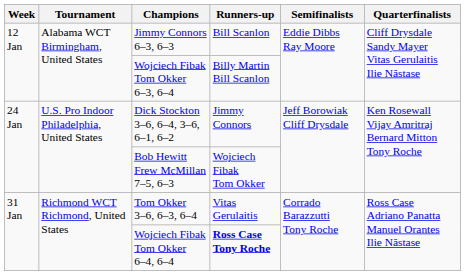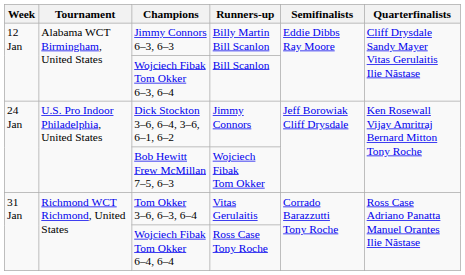(241, 32) Bill Scanlon -> (241, 39) Billy Martin Bill Scanlon
(241, 71) Billy Martin Bill Scanlon -> (241, 65) Bill Scanlon
(241, 241) bold -> (240, 241) normal
